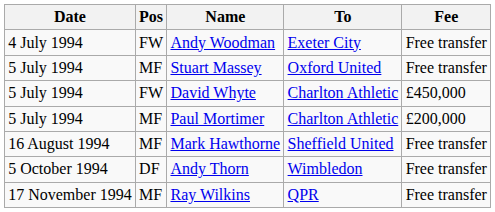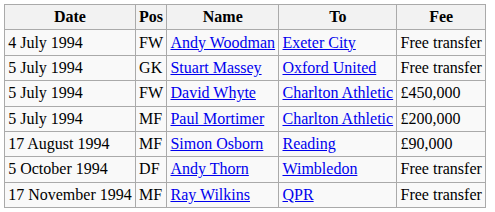(151, 67) MF -> (151, 67) GK
- row: (225, 144)
+ row: (217, 144)
